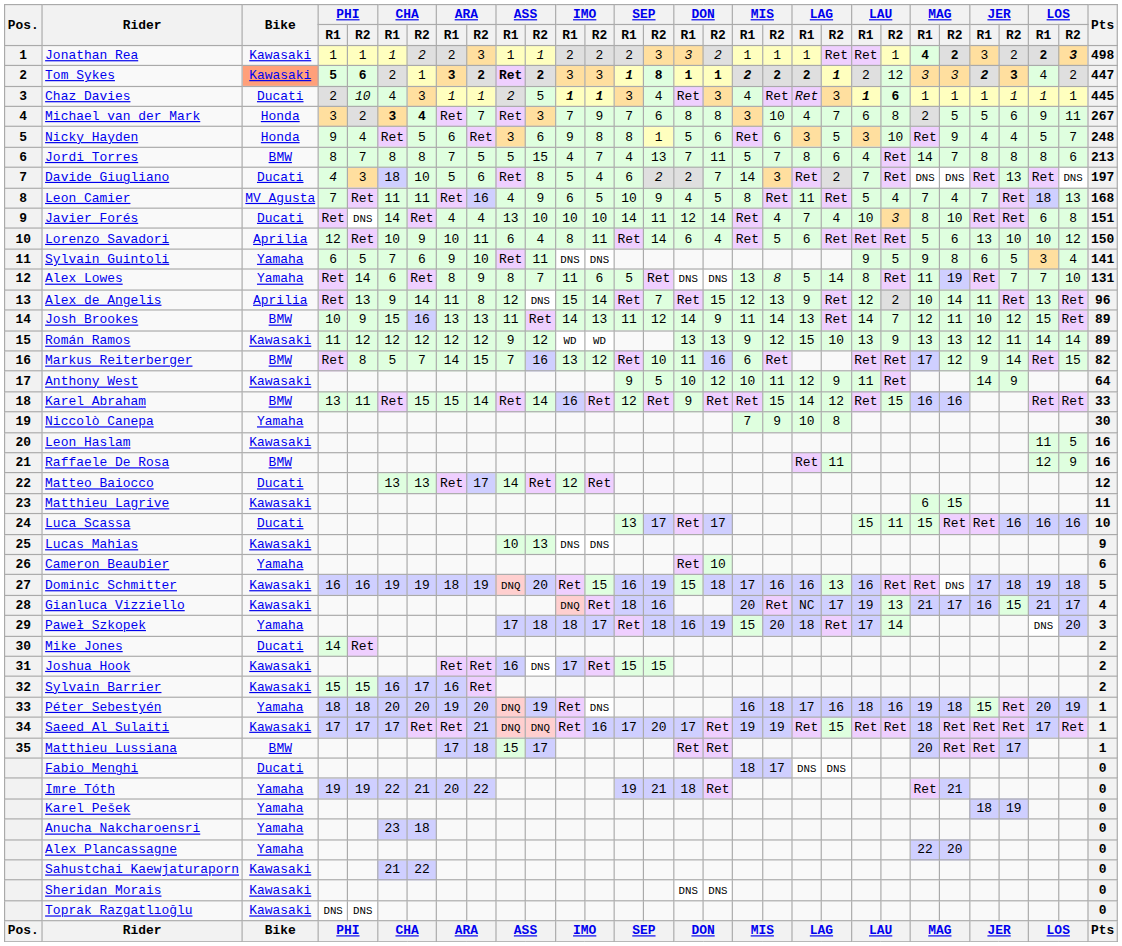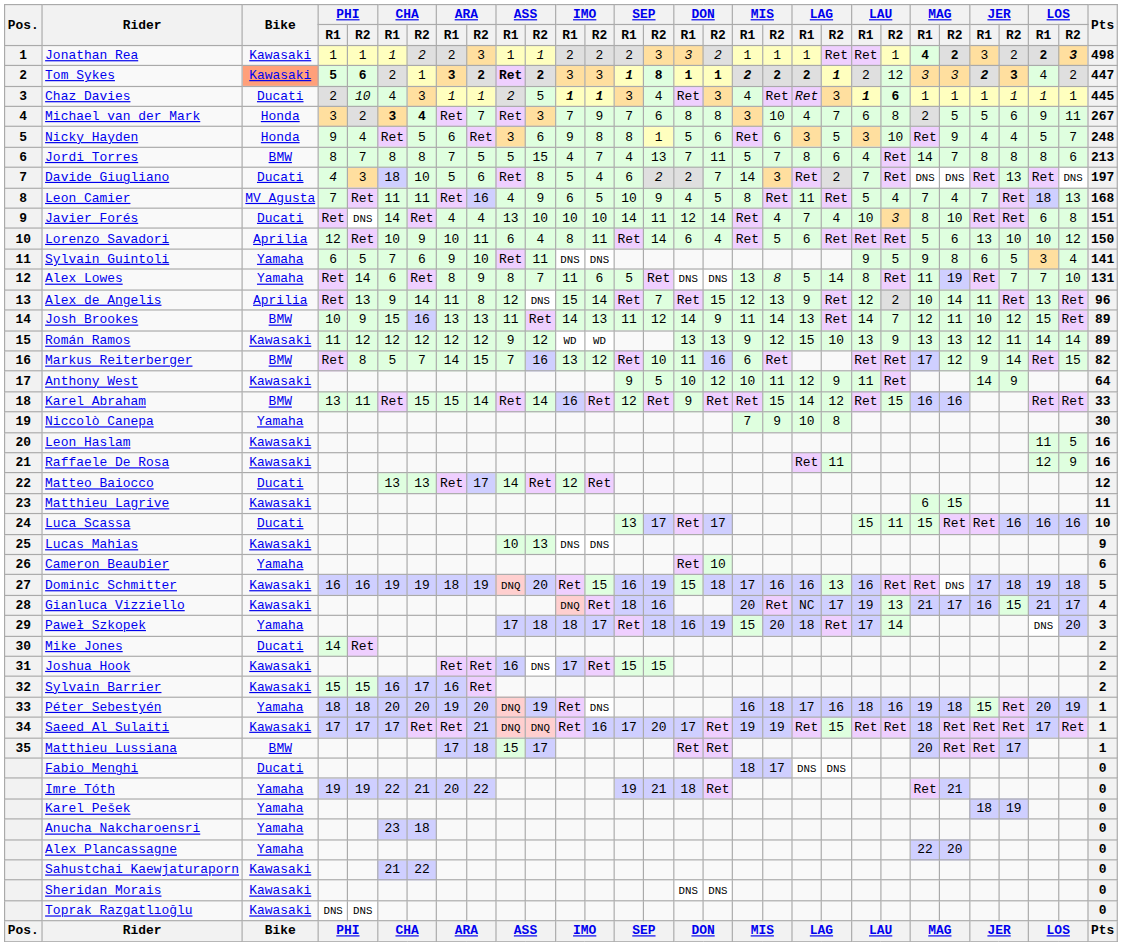(280, 463) BMW -> (280, 463) Kawasaki
